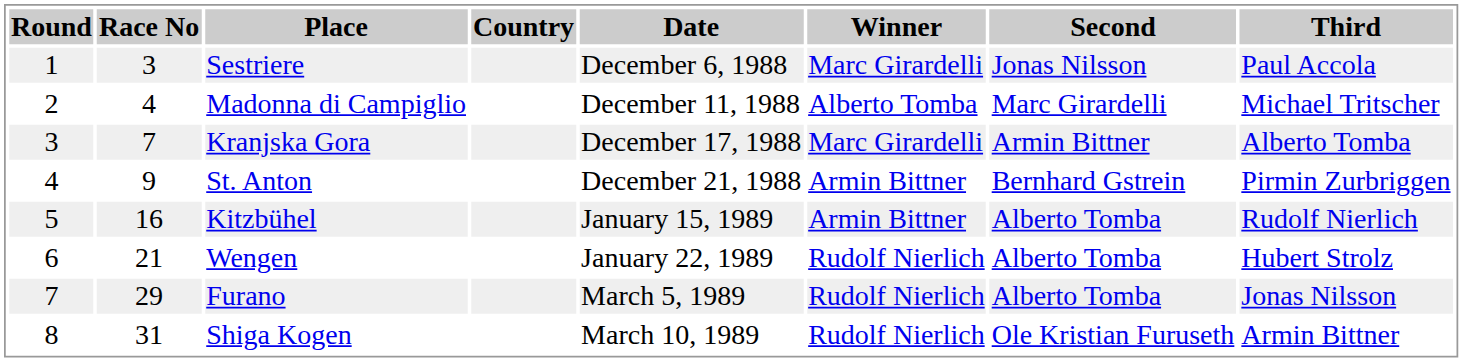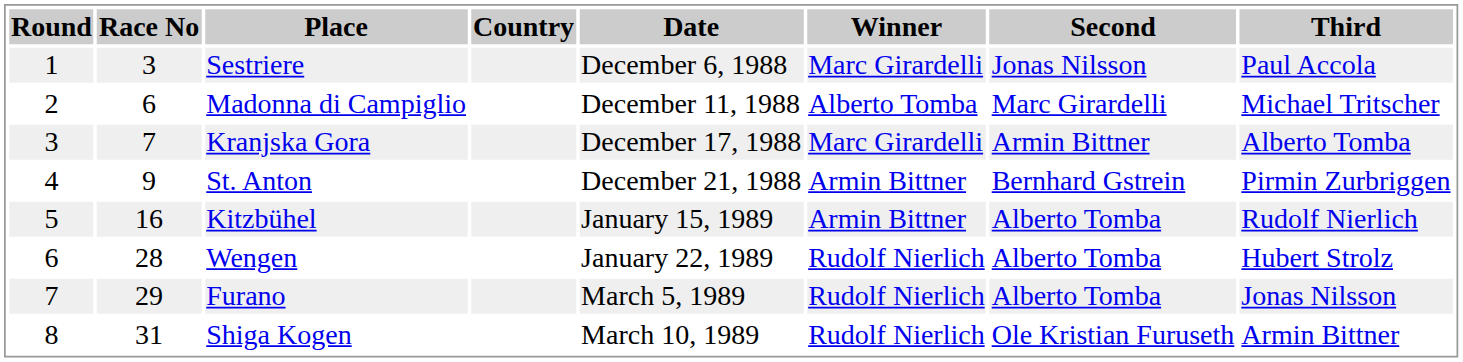(149, 103) 4 -> (149, 103) 6
(149, 257) 21 -> (149, 257) 28
